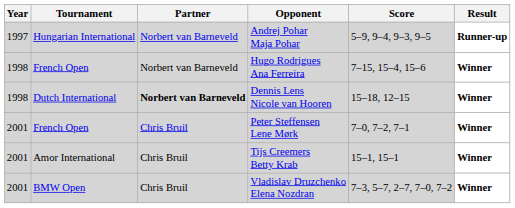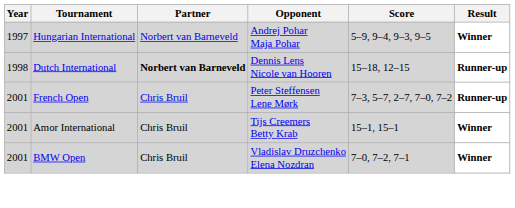(482, 37) Runner-up -> (475, 37) Winner
- row: (286, 67)
(475, 97) Winner -> (482, 67) Runner-up
(380, 128) 7–0, 7–2, 7–1 -> (402, 97) 7–3, 5–7, 2–7, 7–0, 7–2
(475, 128) Winner -> (482, 97) Runner-up
(402, 188) 7–3, 5–7, 2–7, 7–0, 7–2 -> (380, 158) 7–0, 7–2, 7–1
